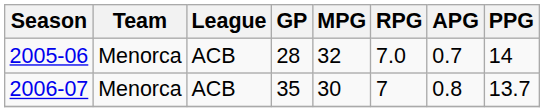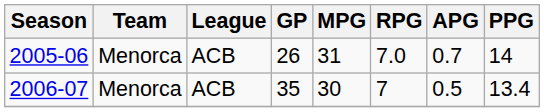(288, 55) 28 -> (288, 55) 26
(329, 55) 32 -> (329, 55) 31
(447, 89) 0.8 -> (447, 89) 0.5
(510, 89) 13.7 -> (510, 89) 13.4
